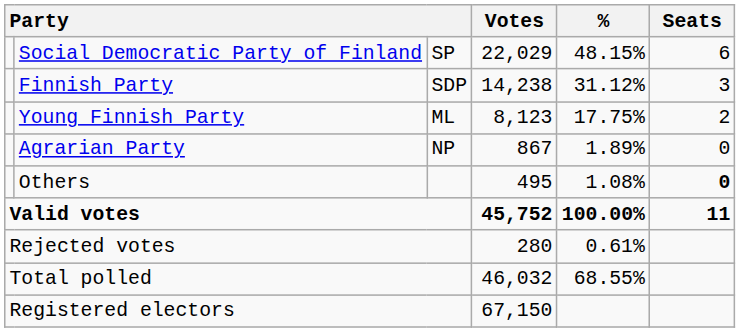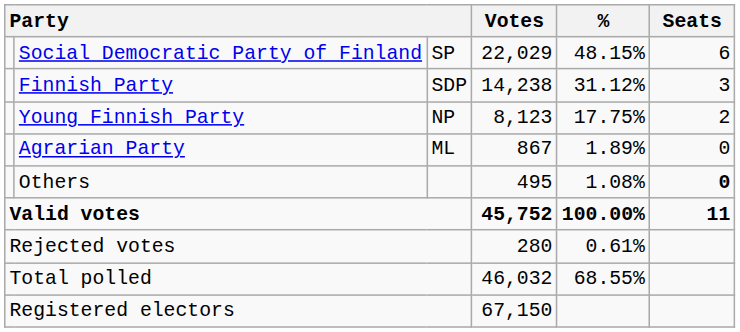(443, 117) ML -> (443, 117) NP
(443, 150) NP -> (443, 150) ML
